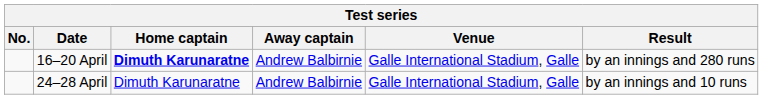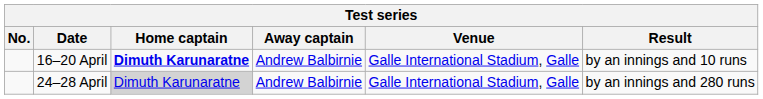(670, 60) by an innings and 280 runs -> (666, 60) by an innings and 10 runs
(177, 82) no background -> (177, 82) lightgrey background
(666, 82) by an innings and 10 runs -> (670, 82) by an innings and 280 runs
